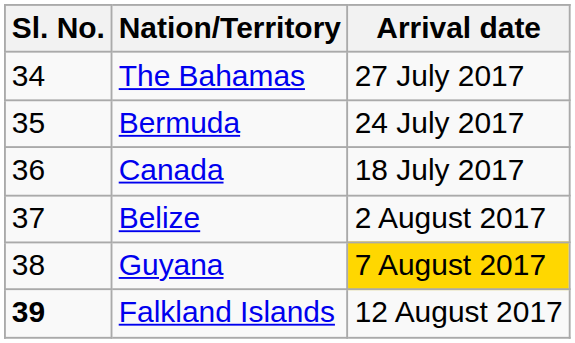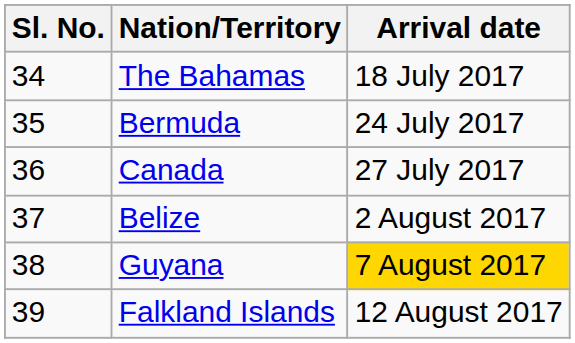(440, 75) 27 July 2017 -> (440, 75) 18 July 2017
(440, 170) 18 July 2017 -> (440, 170) 27 July 2017
(28, 312) bold -> (28, 312) normal
